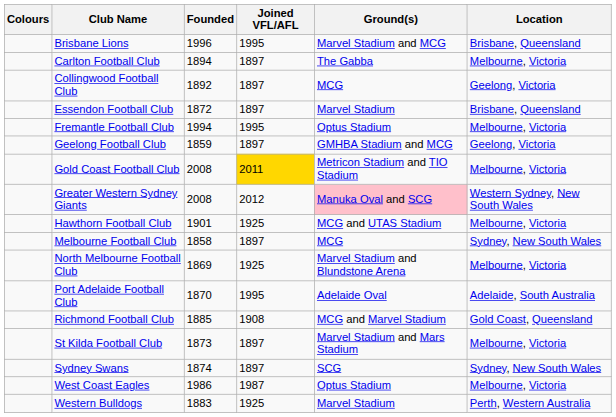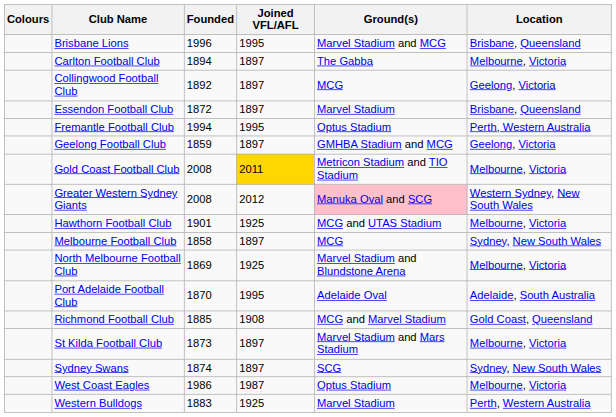(518, 127) Melbourne, Victoria -> (530, 127) Perth, Western Australia
